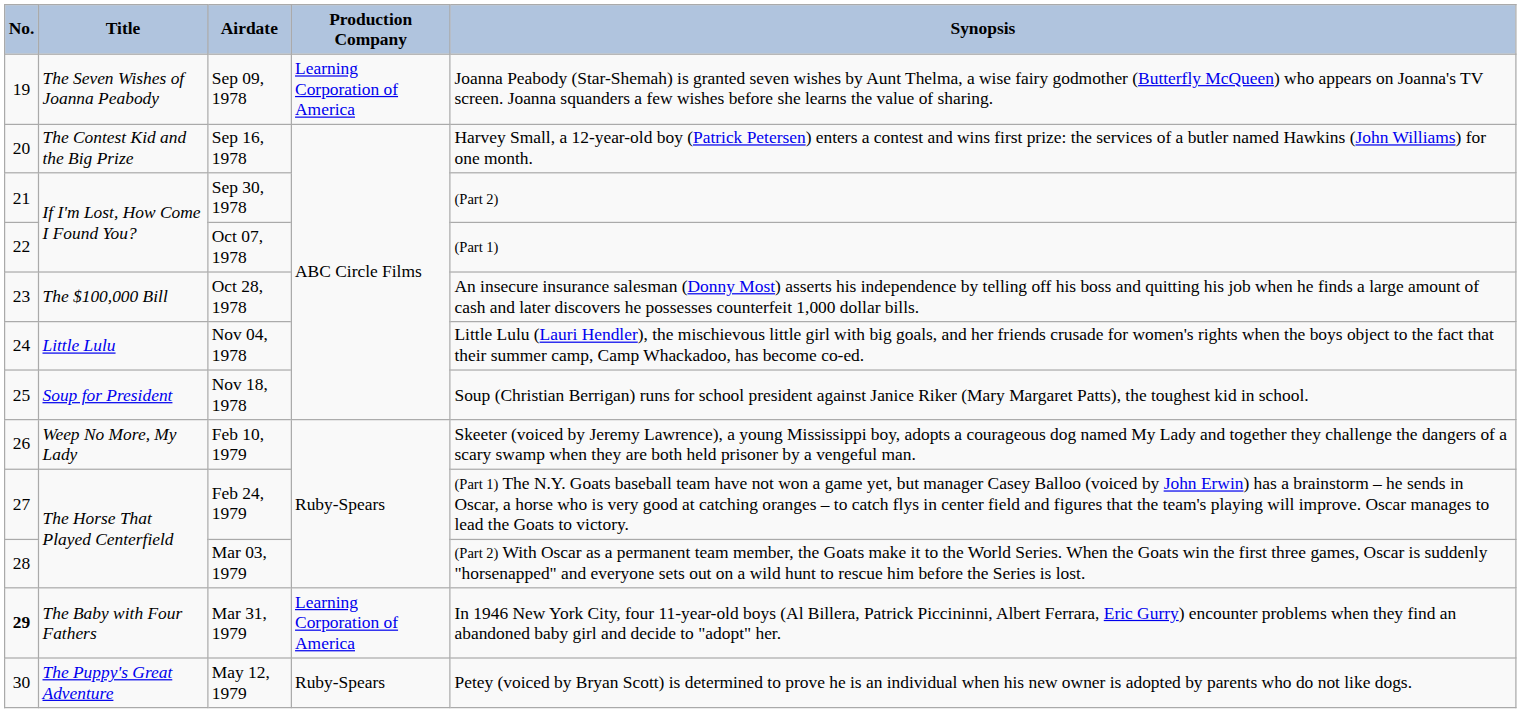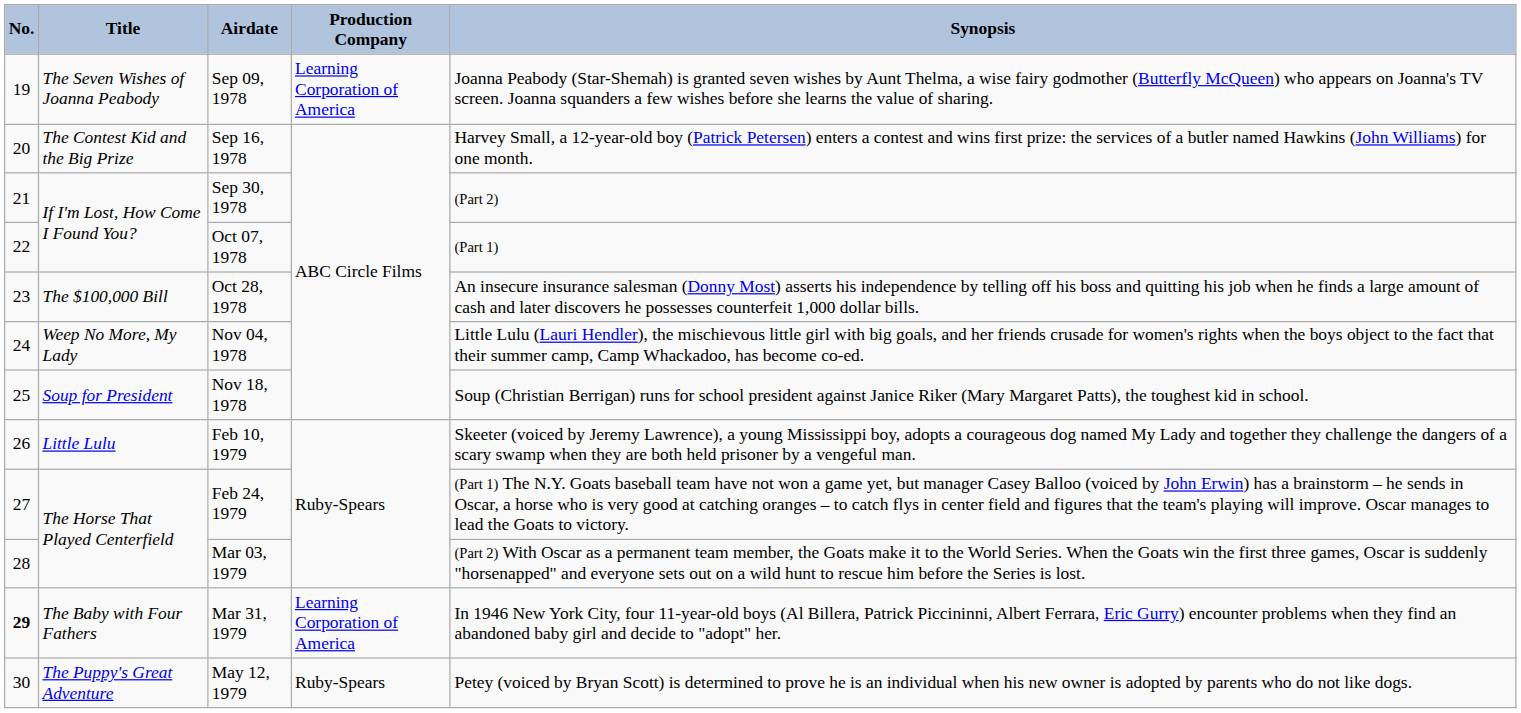(79, 345) Little Lulu -> (110, 345) Weep No More, My Lady
(110, 444) Weep No More, My Lady -> (79, 444) Little Lulu
